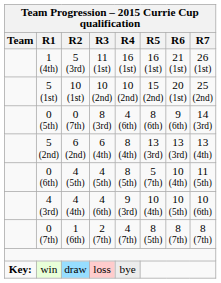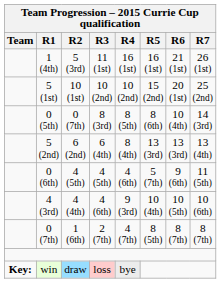(128, 120) 4 (6th) -> (128, 120) 8 (5th)
(178, 120) 9 (6th) -> (178, 120) 10 (4th)
(128, 177) 8 (5th) -> (128, 177) 4 (6th)
(178, 177) 10 (4th) -> (178, 177) 9 (6th)
